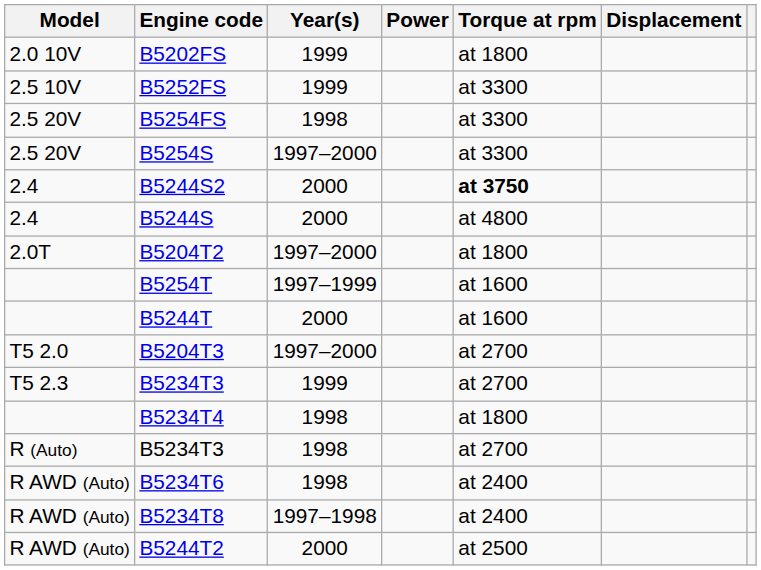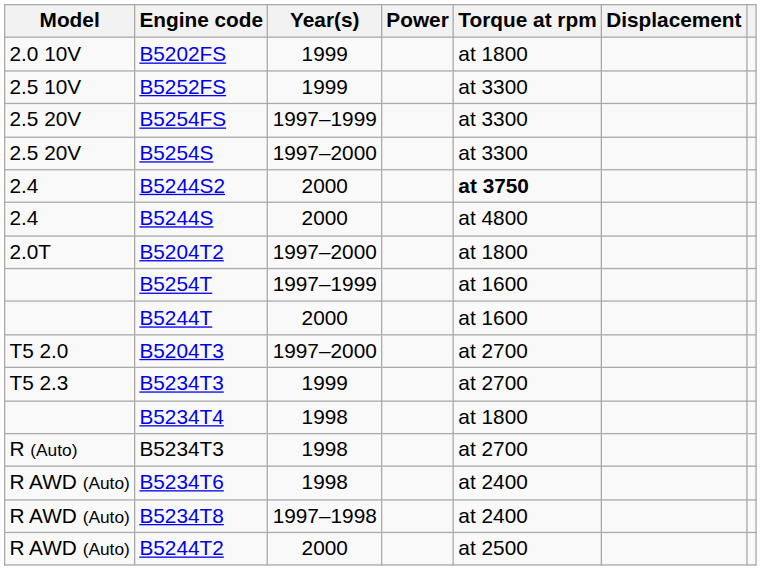(325, 119) 1998 -> (325, 119) 1997–1999
